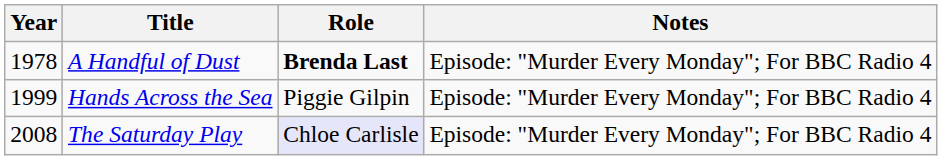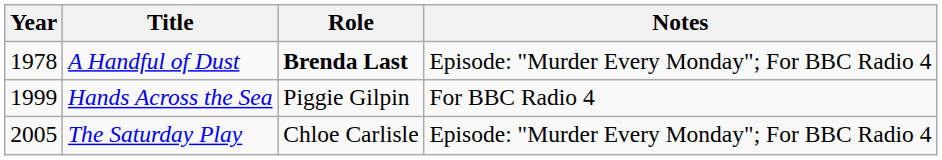(680, 97) Episode: "Murder Every Monday"; For BBC Radio 4 -> (512, 97) For BBC Radio 4
(34, 135) 2008 -> (34, 135) 2005
(351, 135) lavender background -> (351, 135) no background
